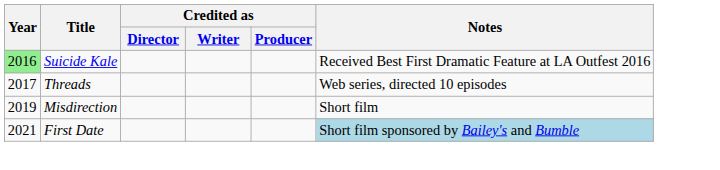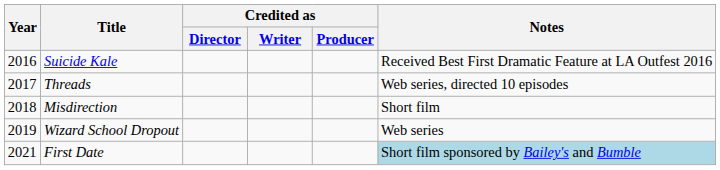(22, 61) lightgreen background -> (22, 61) no background
(22, 107) 2019 -> (22, 107) 2018
+ row: (112, 130)
